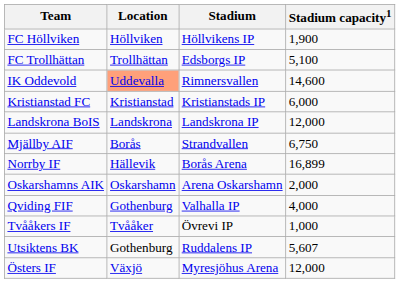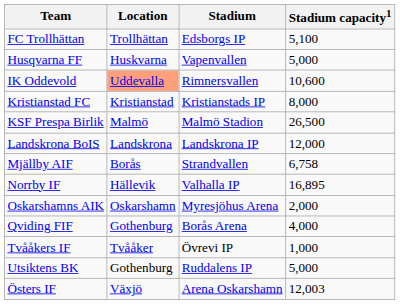- row: (43, 39)
+ row: (45, 60)
(307, 80) 14,600 -> (307, 80) 10,600
(303, 101) 6,000 -> (303, 101) 8,000
+ row: (56, 122)
(303, 143) 6,750 -> (303, 164) 6,758
(214, 164) Borås Arena -> (211, 184) Valhalla IP
(307, 164) 16,899 -> (307, 184) 16,895
(232, 184) Arena Oskarshamn -> (230, 205) Myresjöhus Arena
(211, 205) Valhalla IP -> (214, 226) Borås Arena
(303, 247) 5,607 -> (303, 268) 5,000
(230, 268) Myresjöhus Arena -> (232, 288) Arena Oskarshamn
(307, 268) 12,000 -> (307, 288) 12,003
